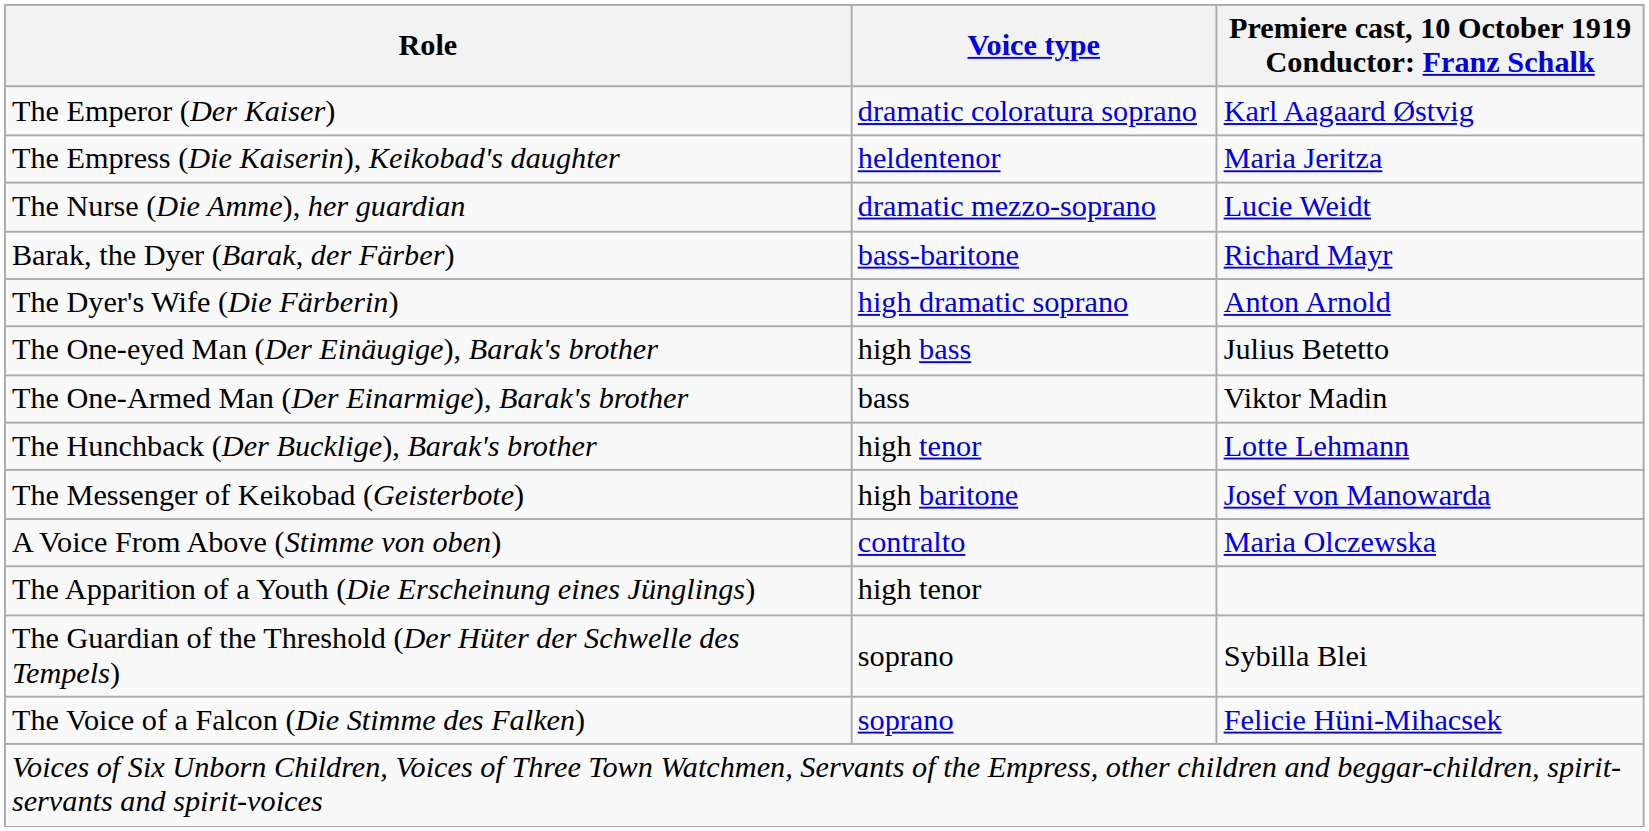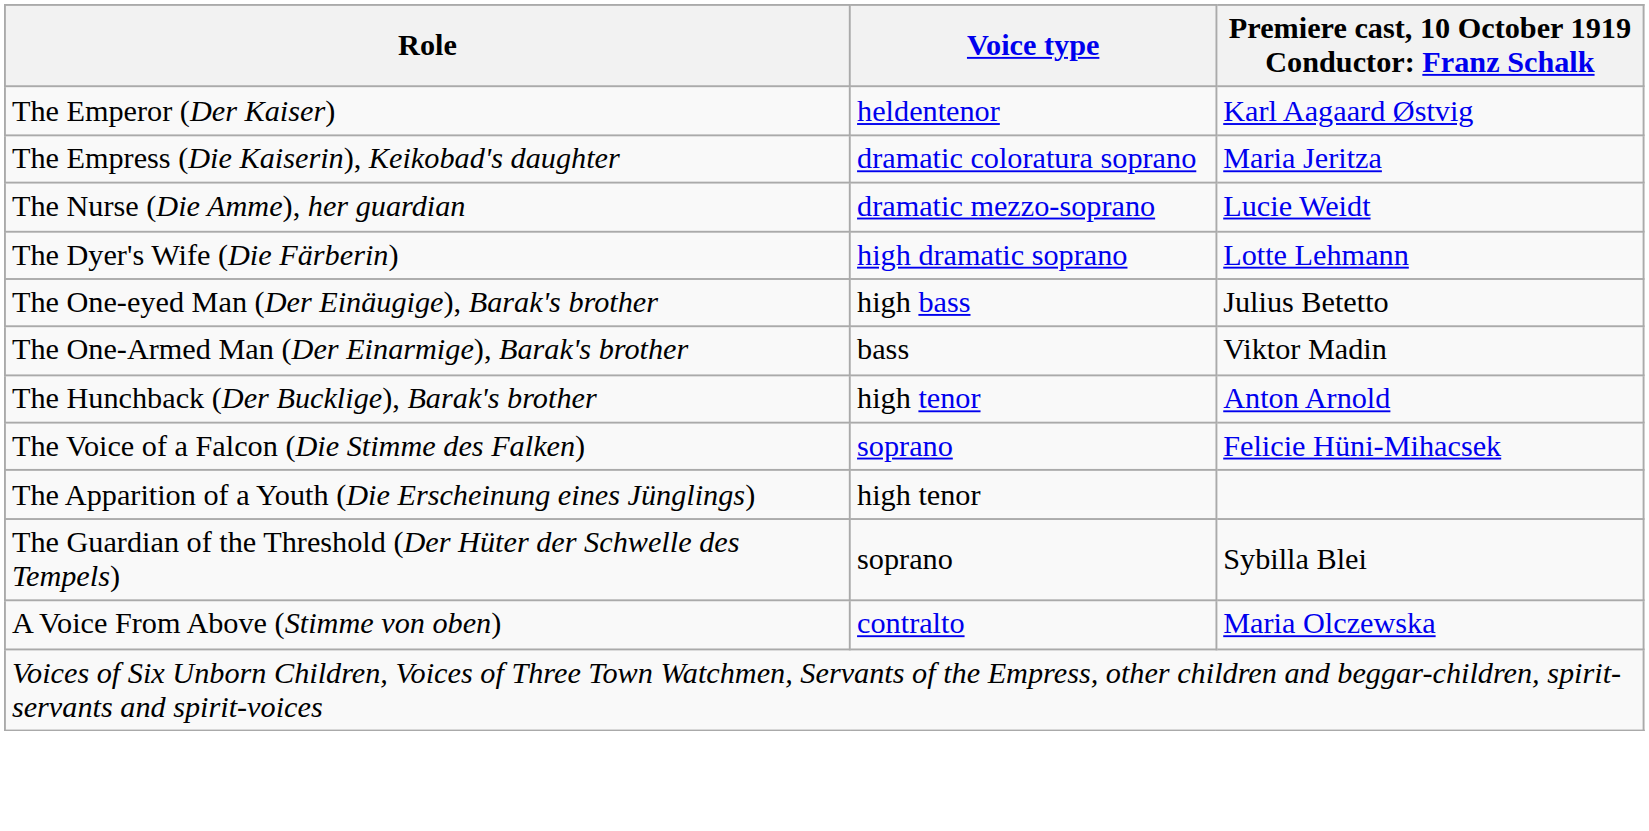(1027, 110) dramatic coloratura soprano -> (928, 110) heldentenor
(929, 158) heldentenor -> (1027, 158) dramatic coloratura soprano
- row: (233, 254)
(1307, 302) Anton Arnold -> (1316, 254) Lotte Lehmann
(1316, 446) Lotte Lehmann -> (1307, 398) Anton Arnold
- row: (268, 494)
rows swapped: (299, 719) <-> (257, 542)
